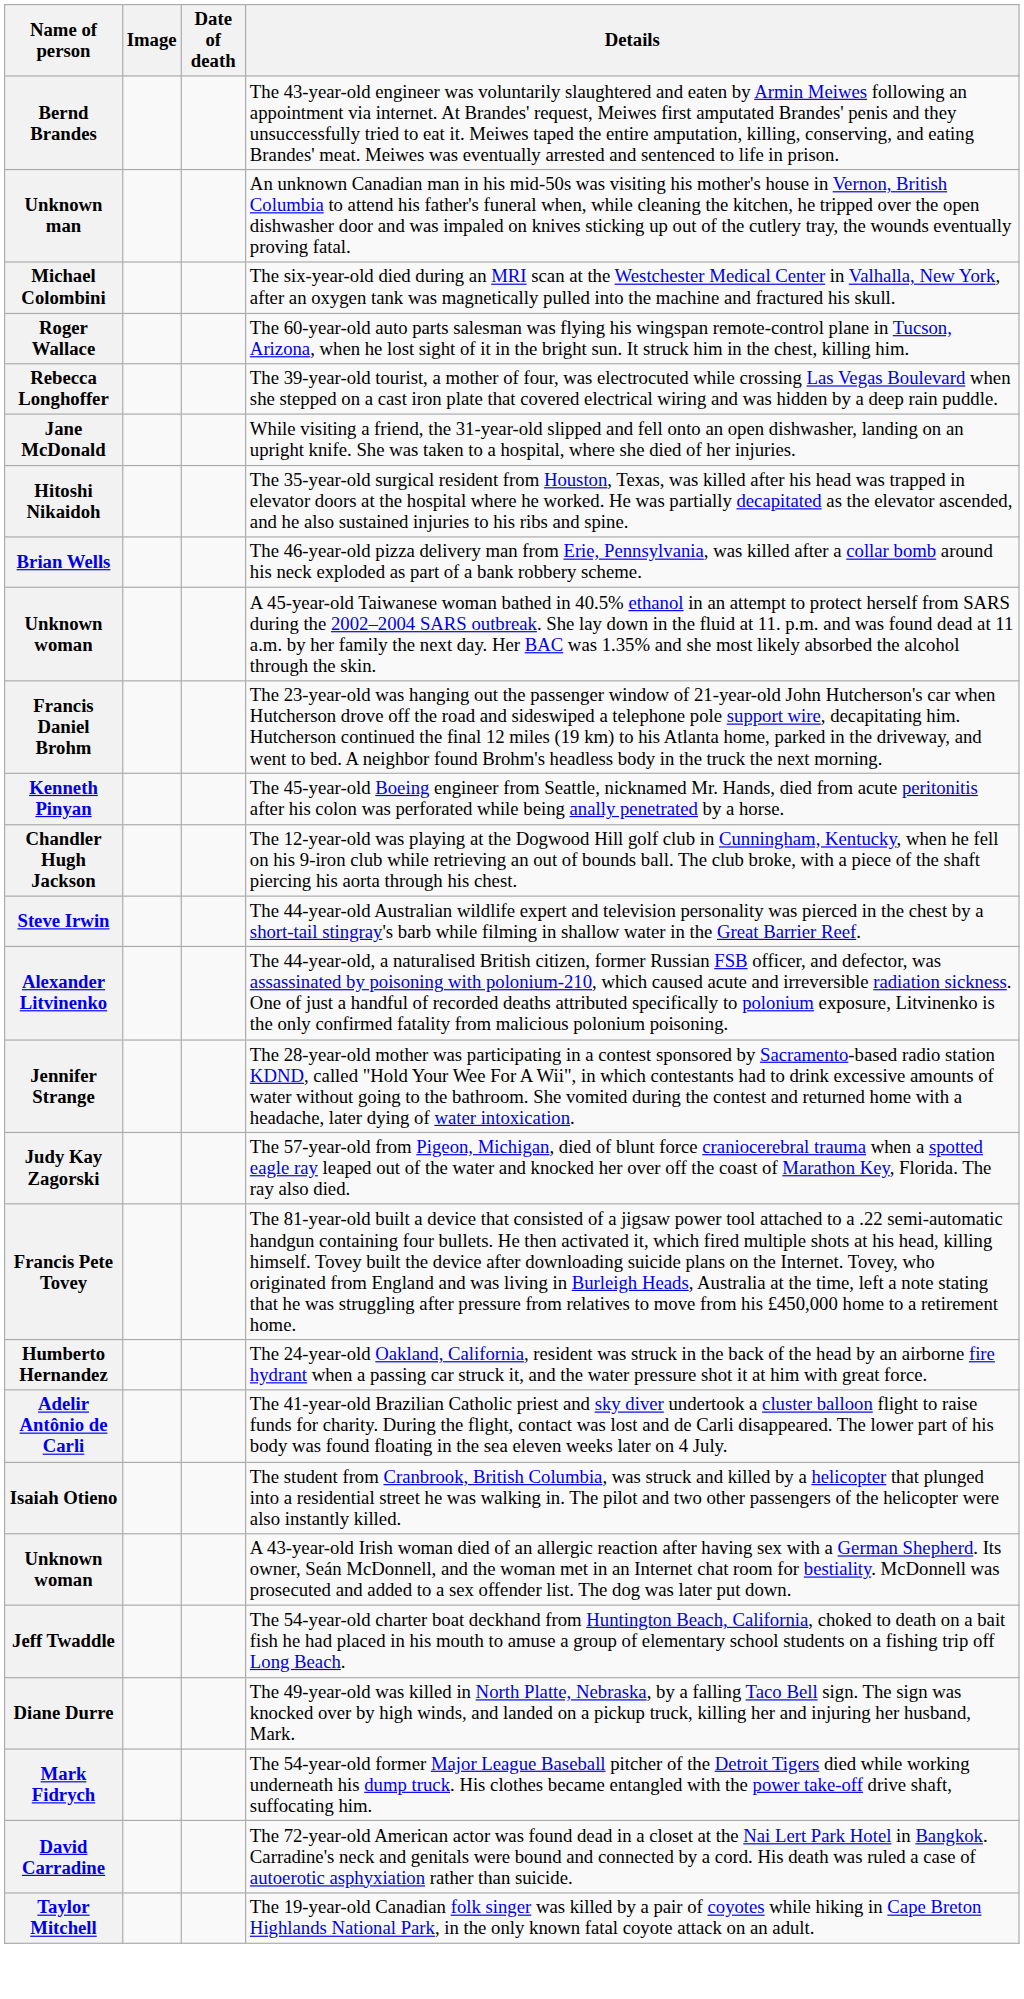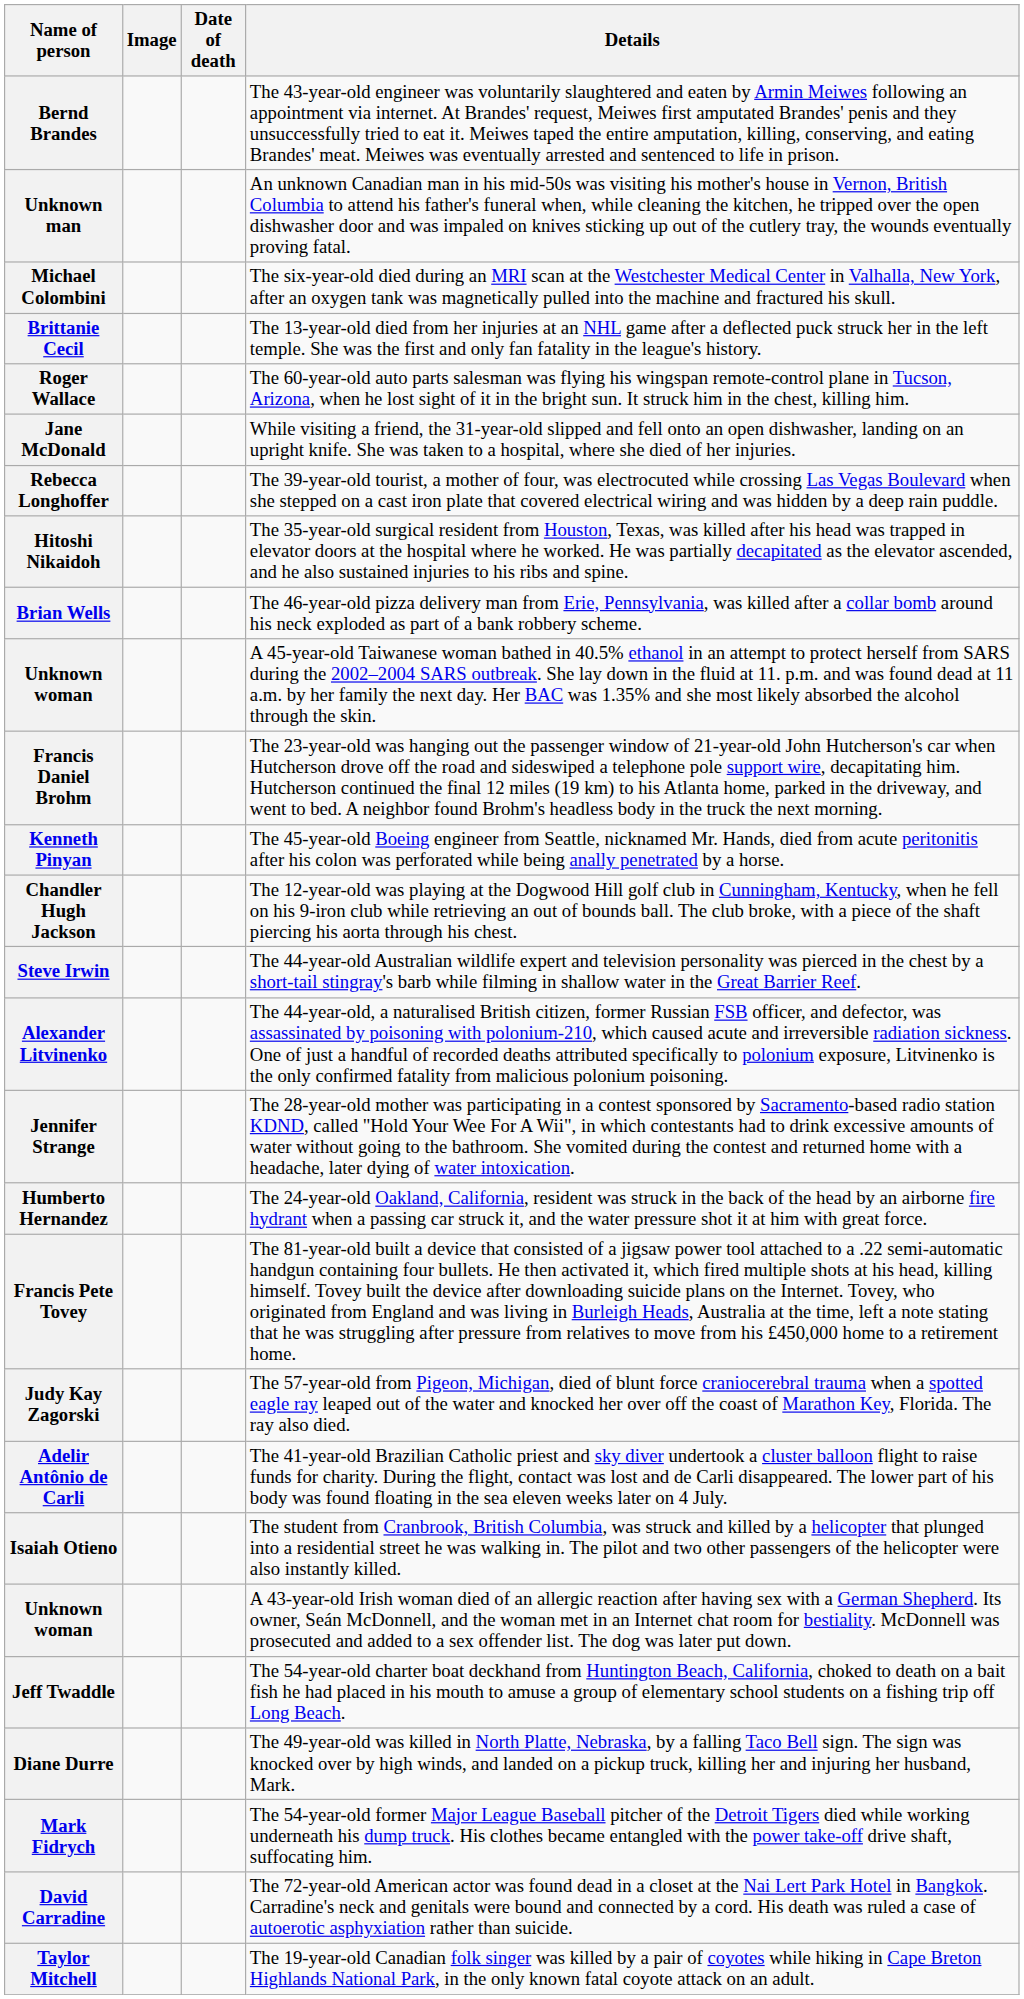+ row: (63, 338)
rows swapped: (63, 439) <-> (63, 388)
rows swapped: (63, 1364) <-> (63, 1168)
